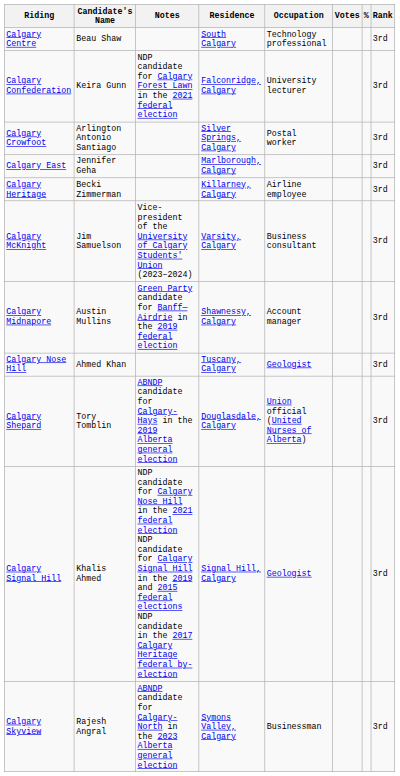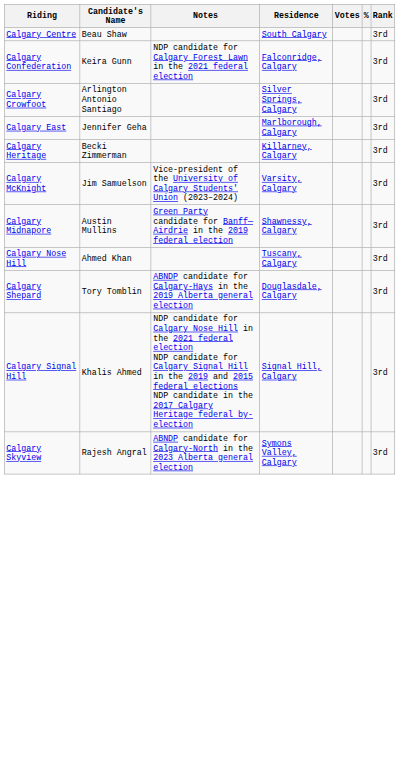- column: (299, 16)
